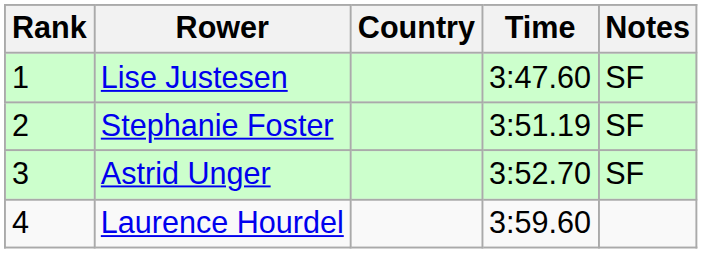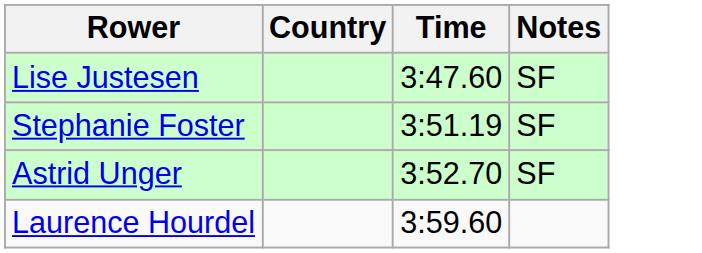- column: (49, 28)
